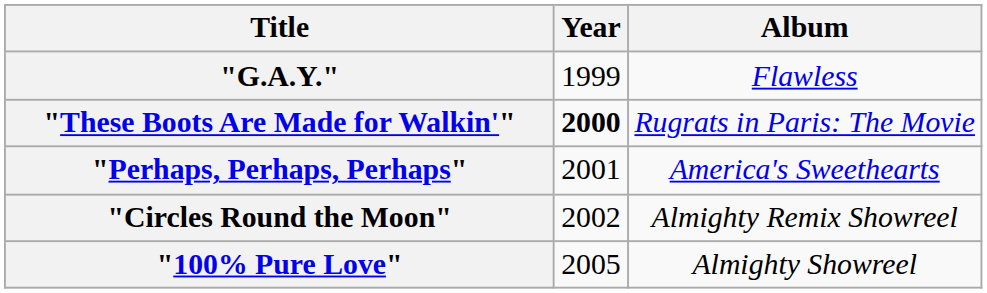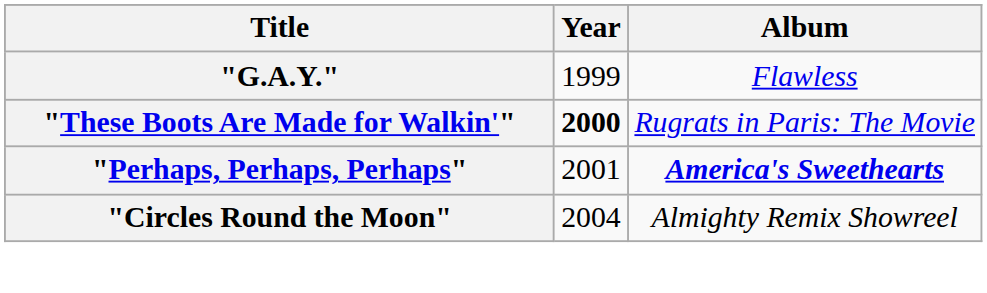(805, 169) normal -> (805, 169) bold
(591, 216) 2002 -> (591, 216) 2004
- row: (280, 264)
